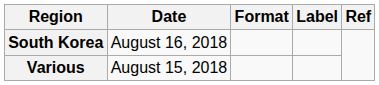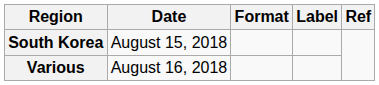(169, 42) August 16, 2018 -> (169, 42) August 15, 2018
(169, 67) August 15, 2018 -> (169, 67) August 16, 2018
